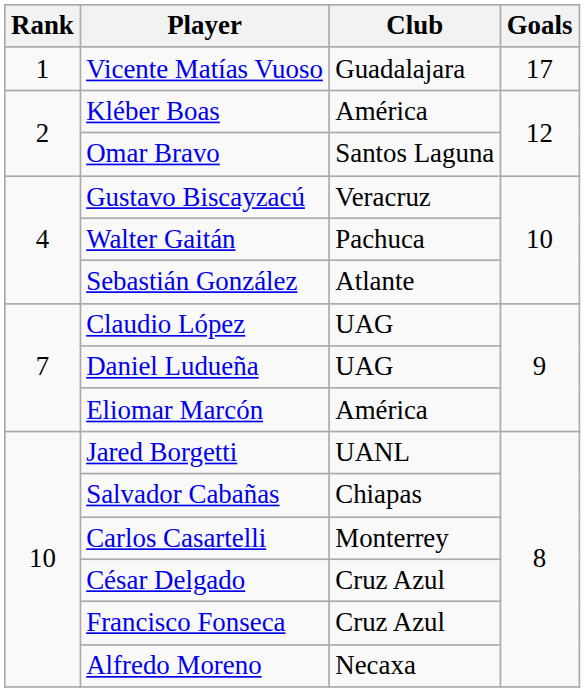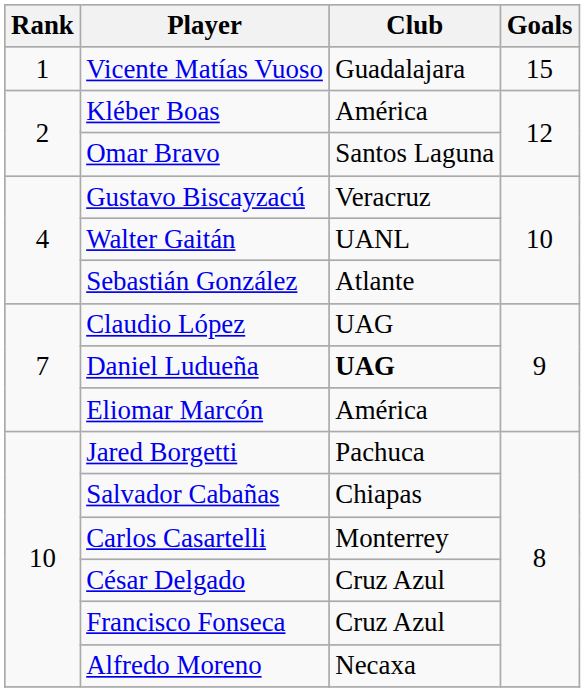(540, 68) 17 -> (540, 68) 15
(380, 238) Pachuca -> (373, 238) UANL
(364, 366) normal -> (365, 366) bold
(373, 452) UANL -> (380, 452) Pachuca
